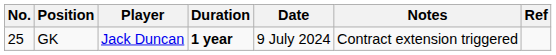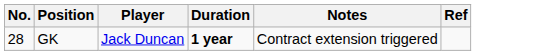- column: (294, 15)
(16, 38) 25 -> (16, 38) 28
